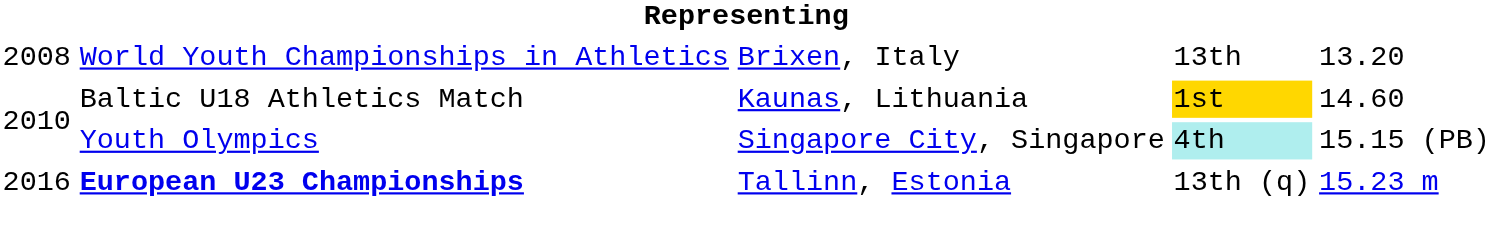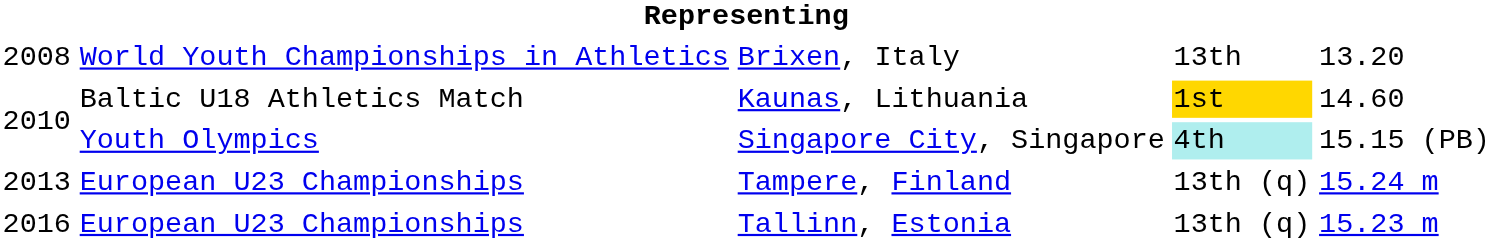+ row: (874, 182)
(302, 182) bold -> (302, 224) normal
